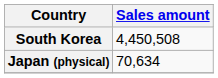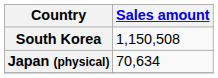(148, 38) 4,450,508 -> (148, 38) 1,150,508
